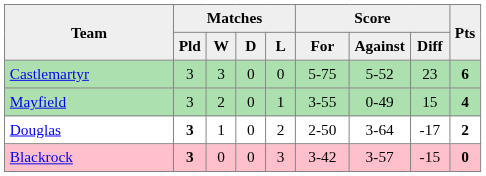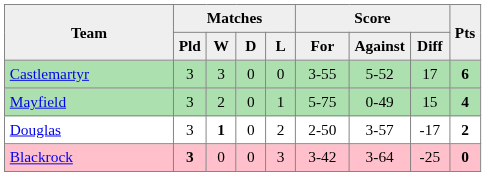(322, 74) 5-75 -> (322, 74) 3-55
(430, 74) 23 -> (430, 74) 17
(322, 101) 3-55 -> (322, 101) 5-75
(190, 129) bold -> (190, 129) normal
(221, 129) normal -> (221, 129) bold
(380, 129) 3-64 -> (380, 129) 3-57
(380, 157) 3-57 -> (380, 157) 3-64
(430, 157) -15 -> (430, 157) -25
